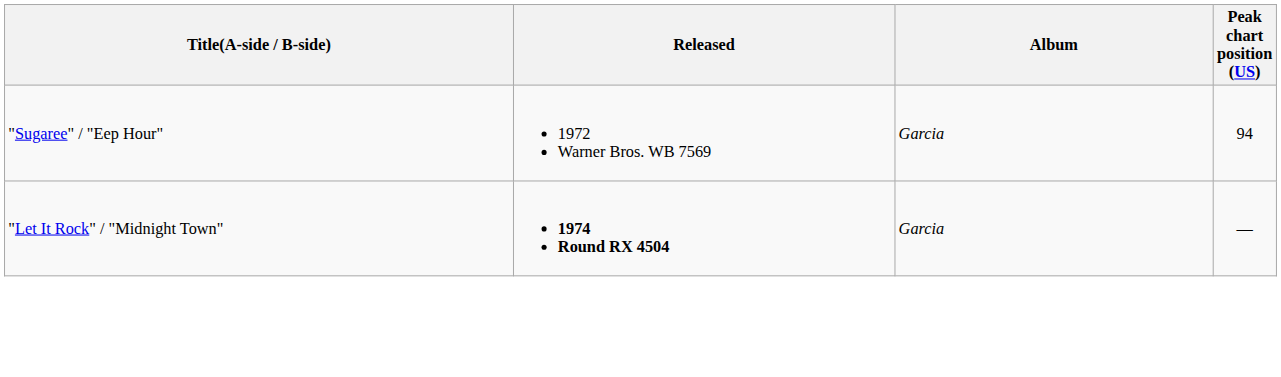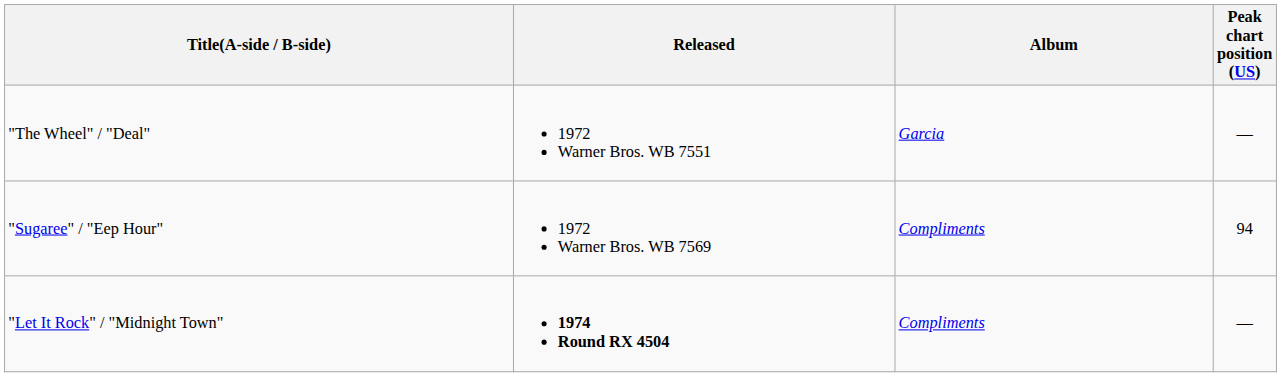+ row: (79, 133)
(921, 133) Garcia -> (942, 228) Compliments
(921, 228) Garcia -> (942, 323) Compliments
